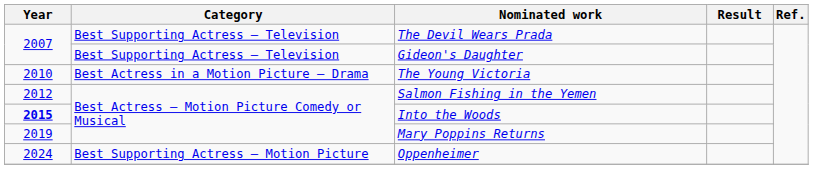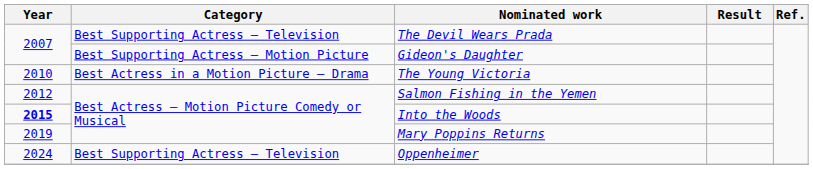(207, 54) Best Supporting Actress – Television -> (221, 54) Best Supporting Actress – Motion Picture
(221, 154) Best Supporting Actress – Motion Picture -> (207, 154) Best Supporting Actress – Television
